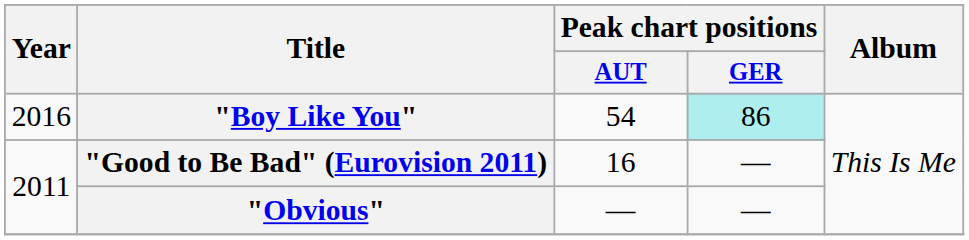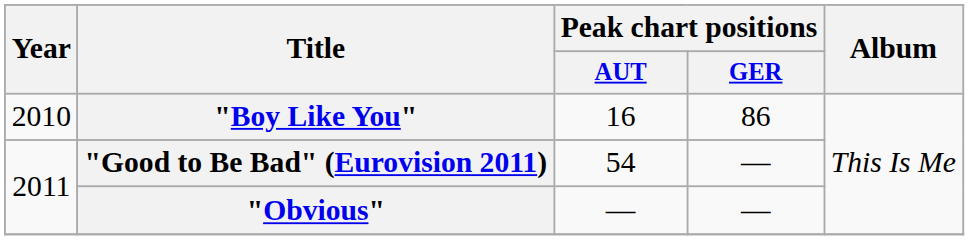(41, 116) 2016 -> (41, 116) 2010
(621, 116) 54 -> (621, 116) 16
(756, 116) paleturquoise background -> (756, 116) no background
(621, 163) 16 -> (621, 163) 54
